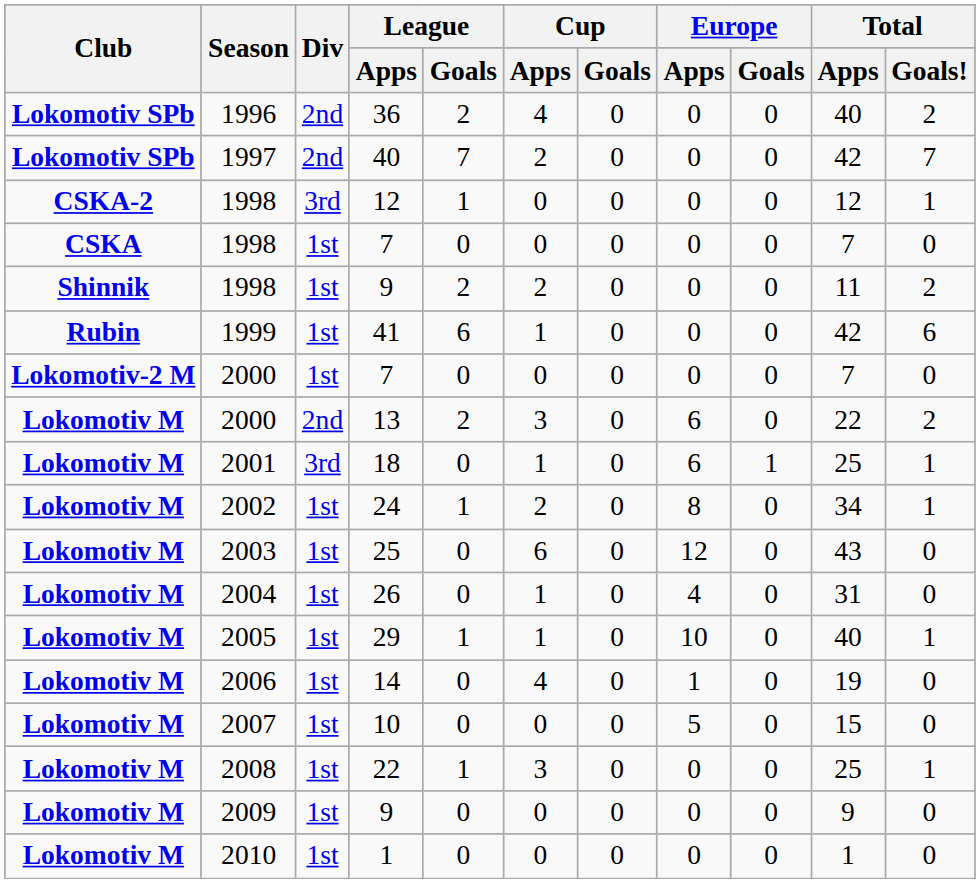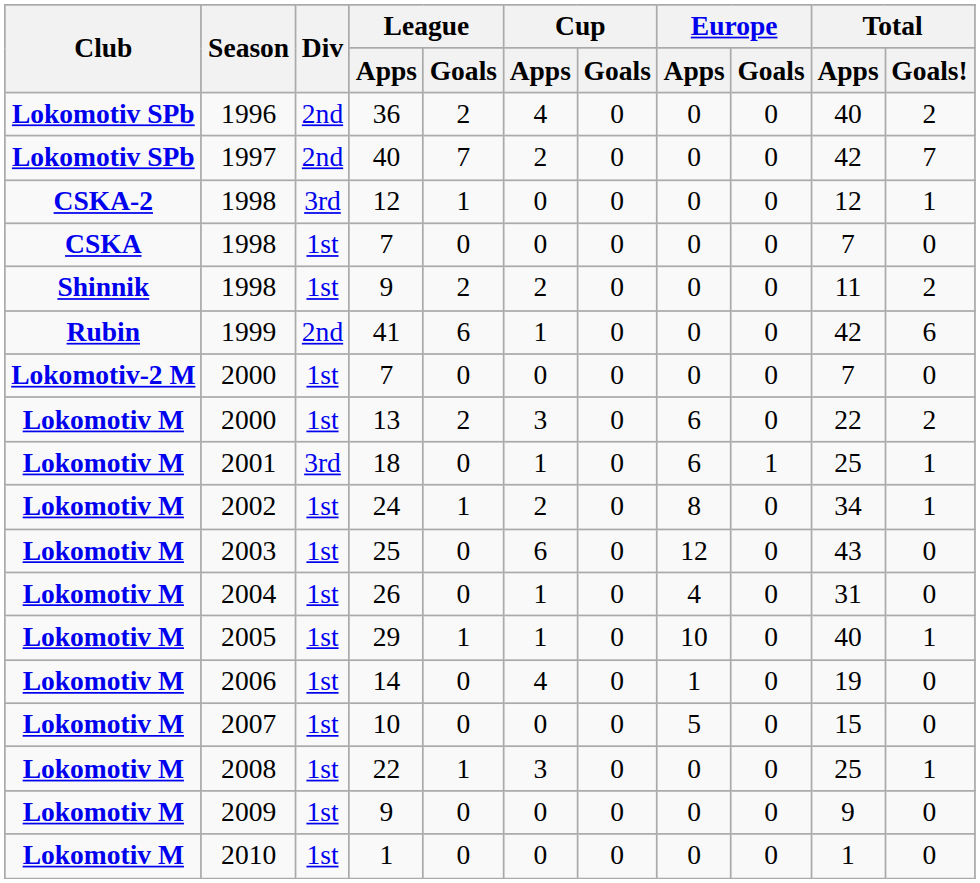(322, 331) 1st -> (322, 331) 2nd
(322, 419) 2nd -> (322, 419) 1st
